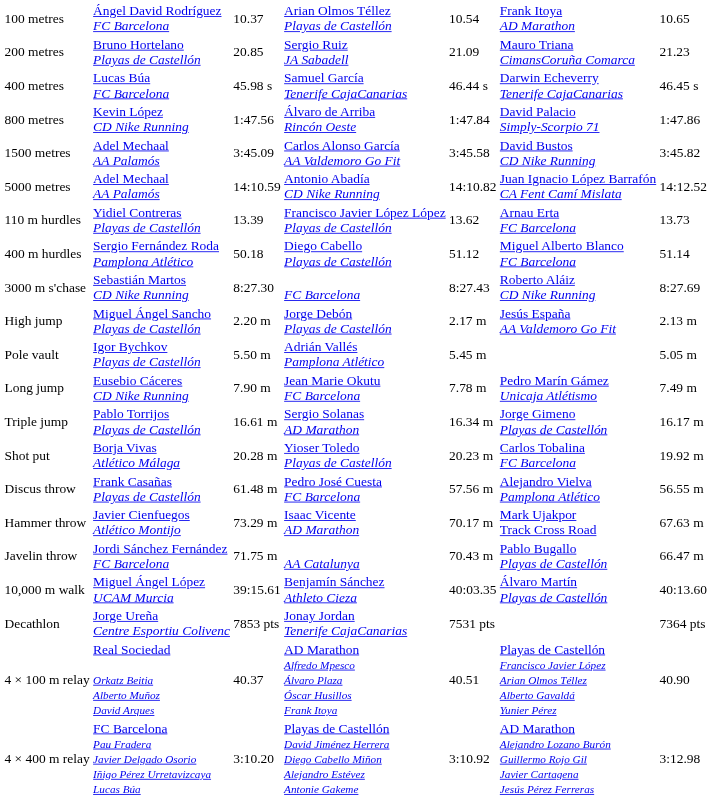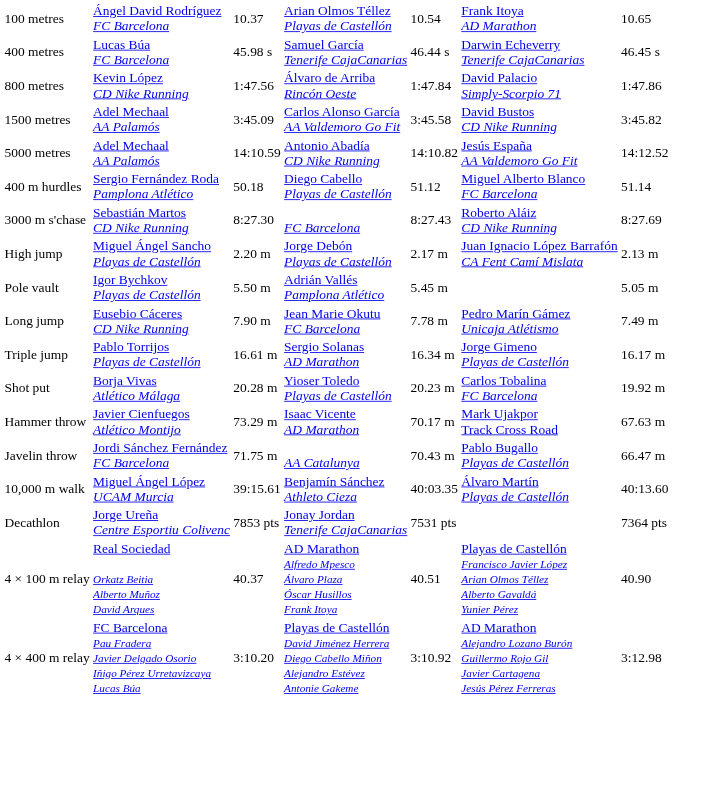- row: (34, 52)
(578, 186) Juan Ignacio López Barrafón CA Fent Camí Mislata -> (519, 153) Jesús España AA Valdemoro Go Fit
- row: (43, 220)
(558, 321) Jesús España AA Valdemoro Go Fit -> (540, 253) Juan Ignacio López Barrafón CA Fent Camí Mislata
- row: (40, 489)
